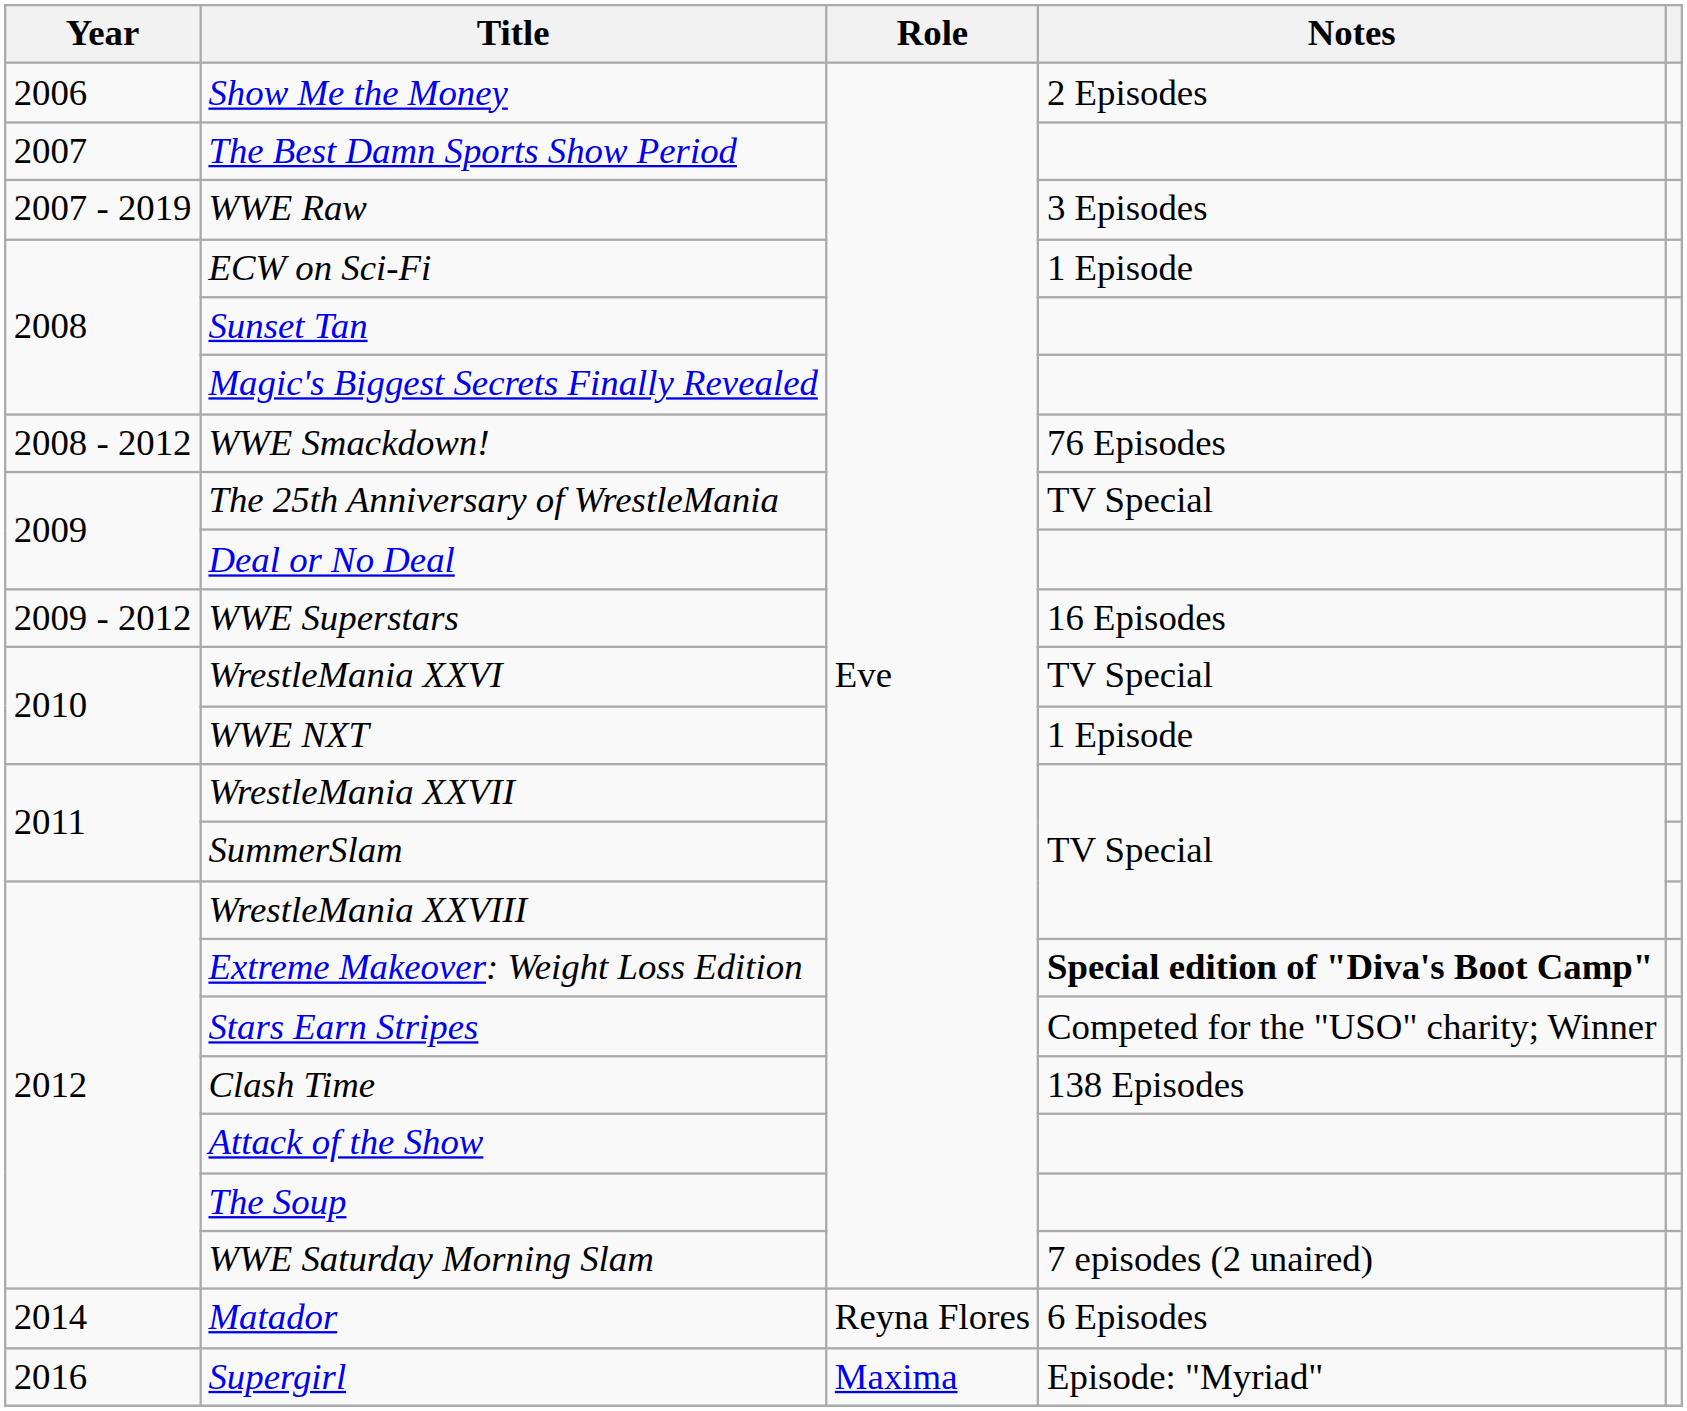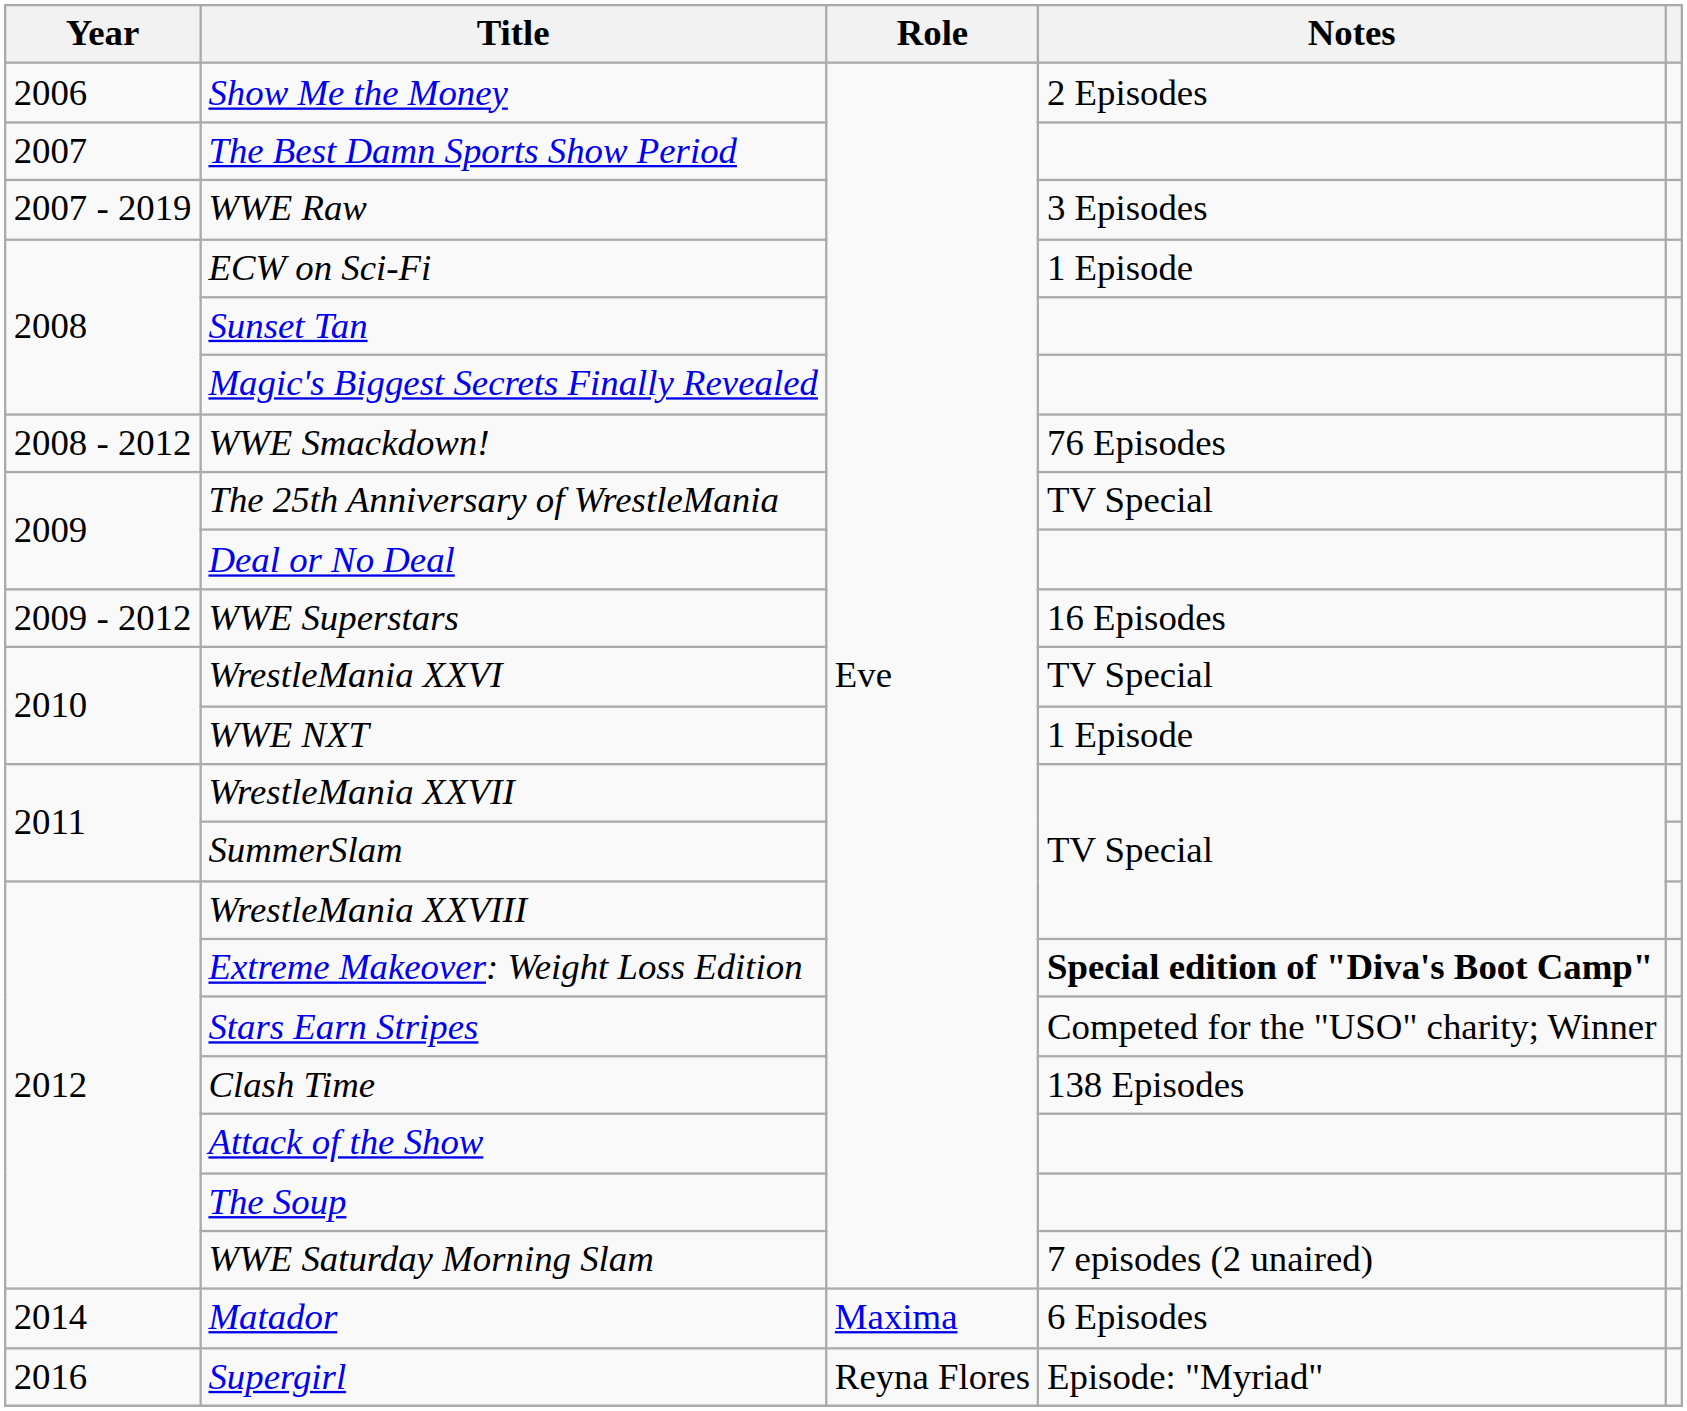(932, 1317) Reyna Flores -> (896, 1317) Maxima
(896, 1376) Maxima -> (932, 1376) Reyna Flores
